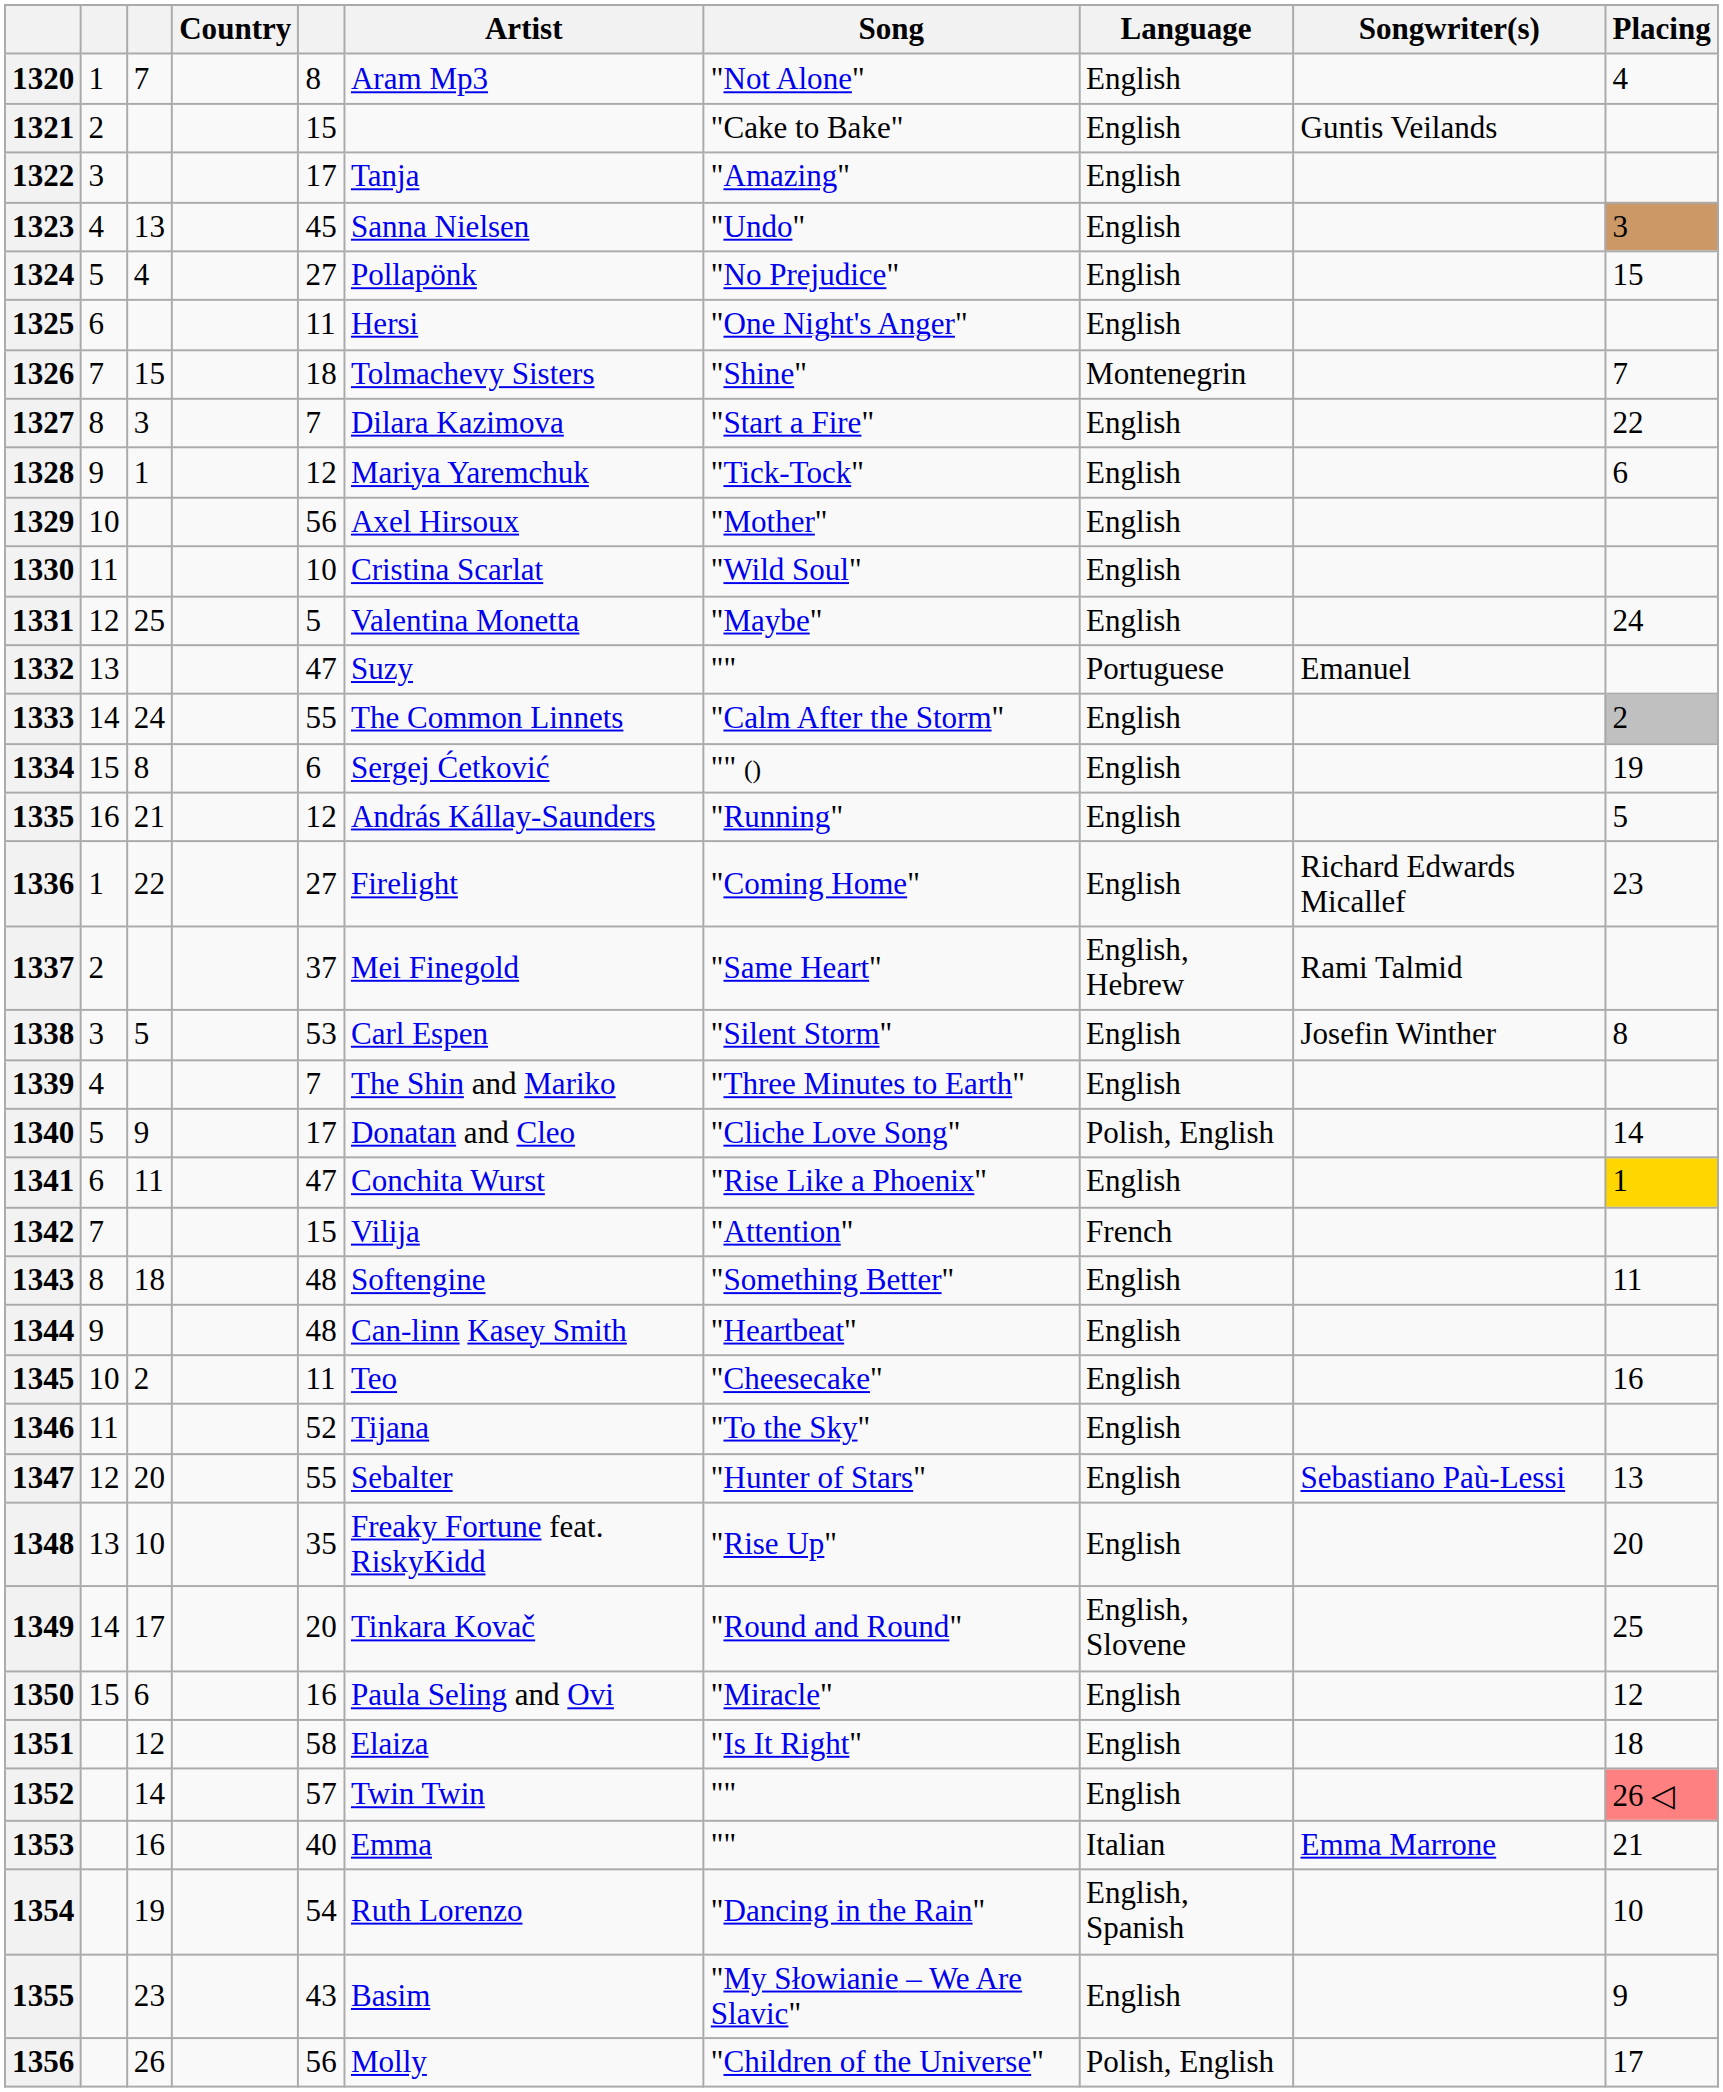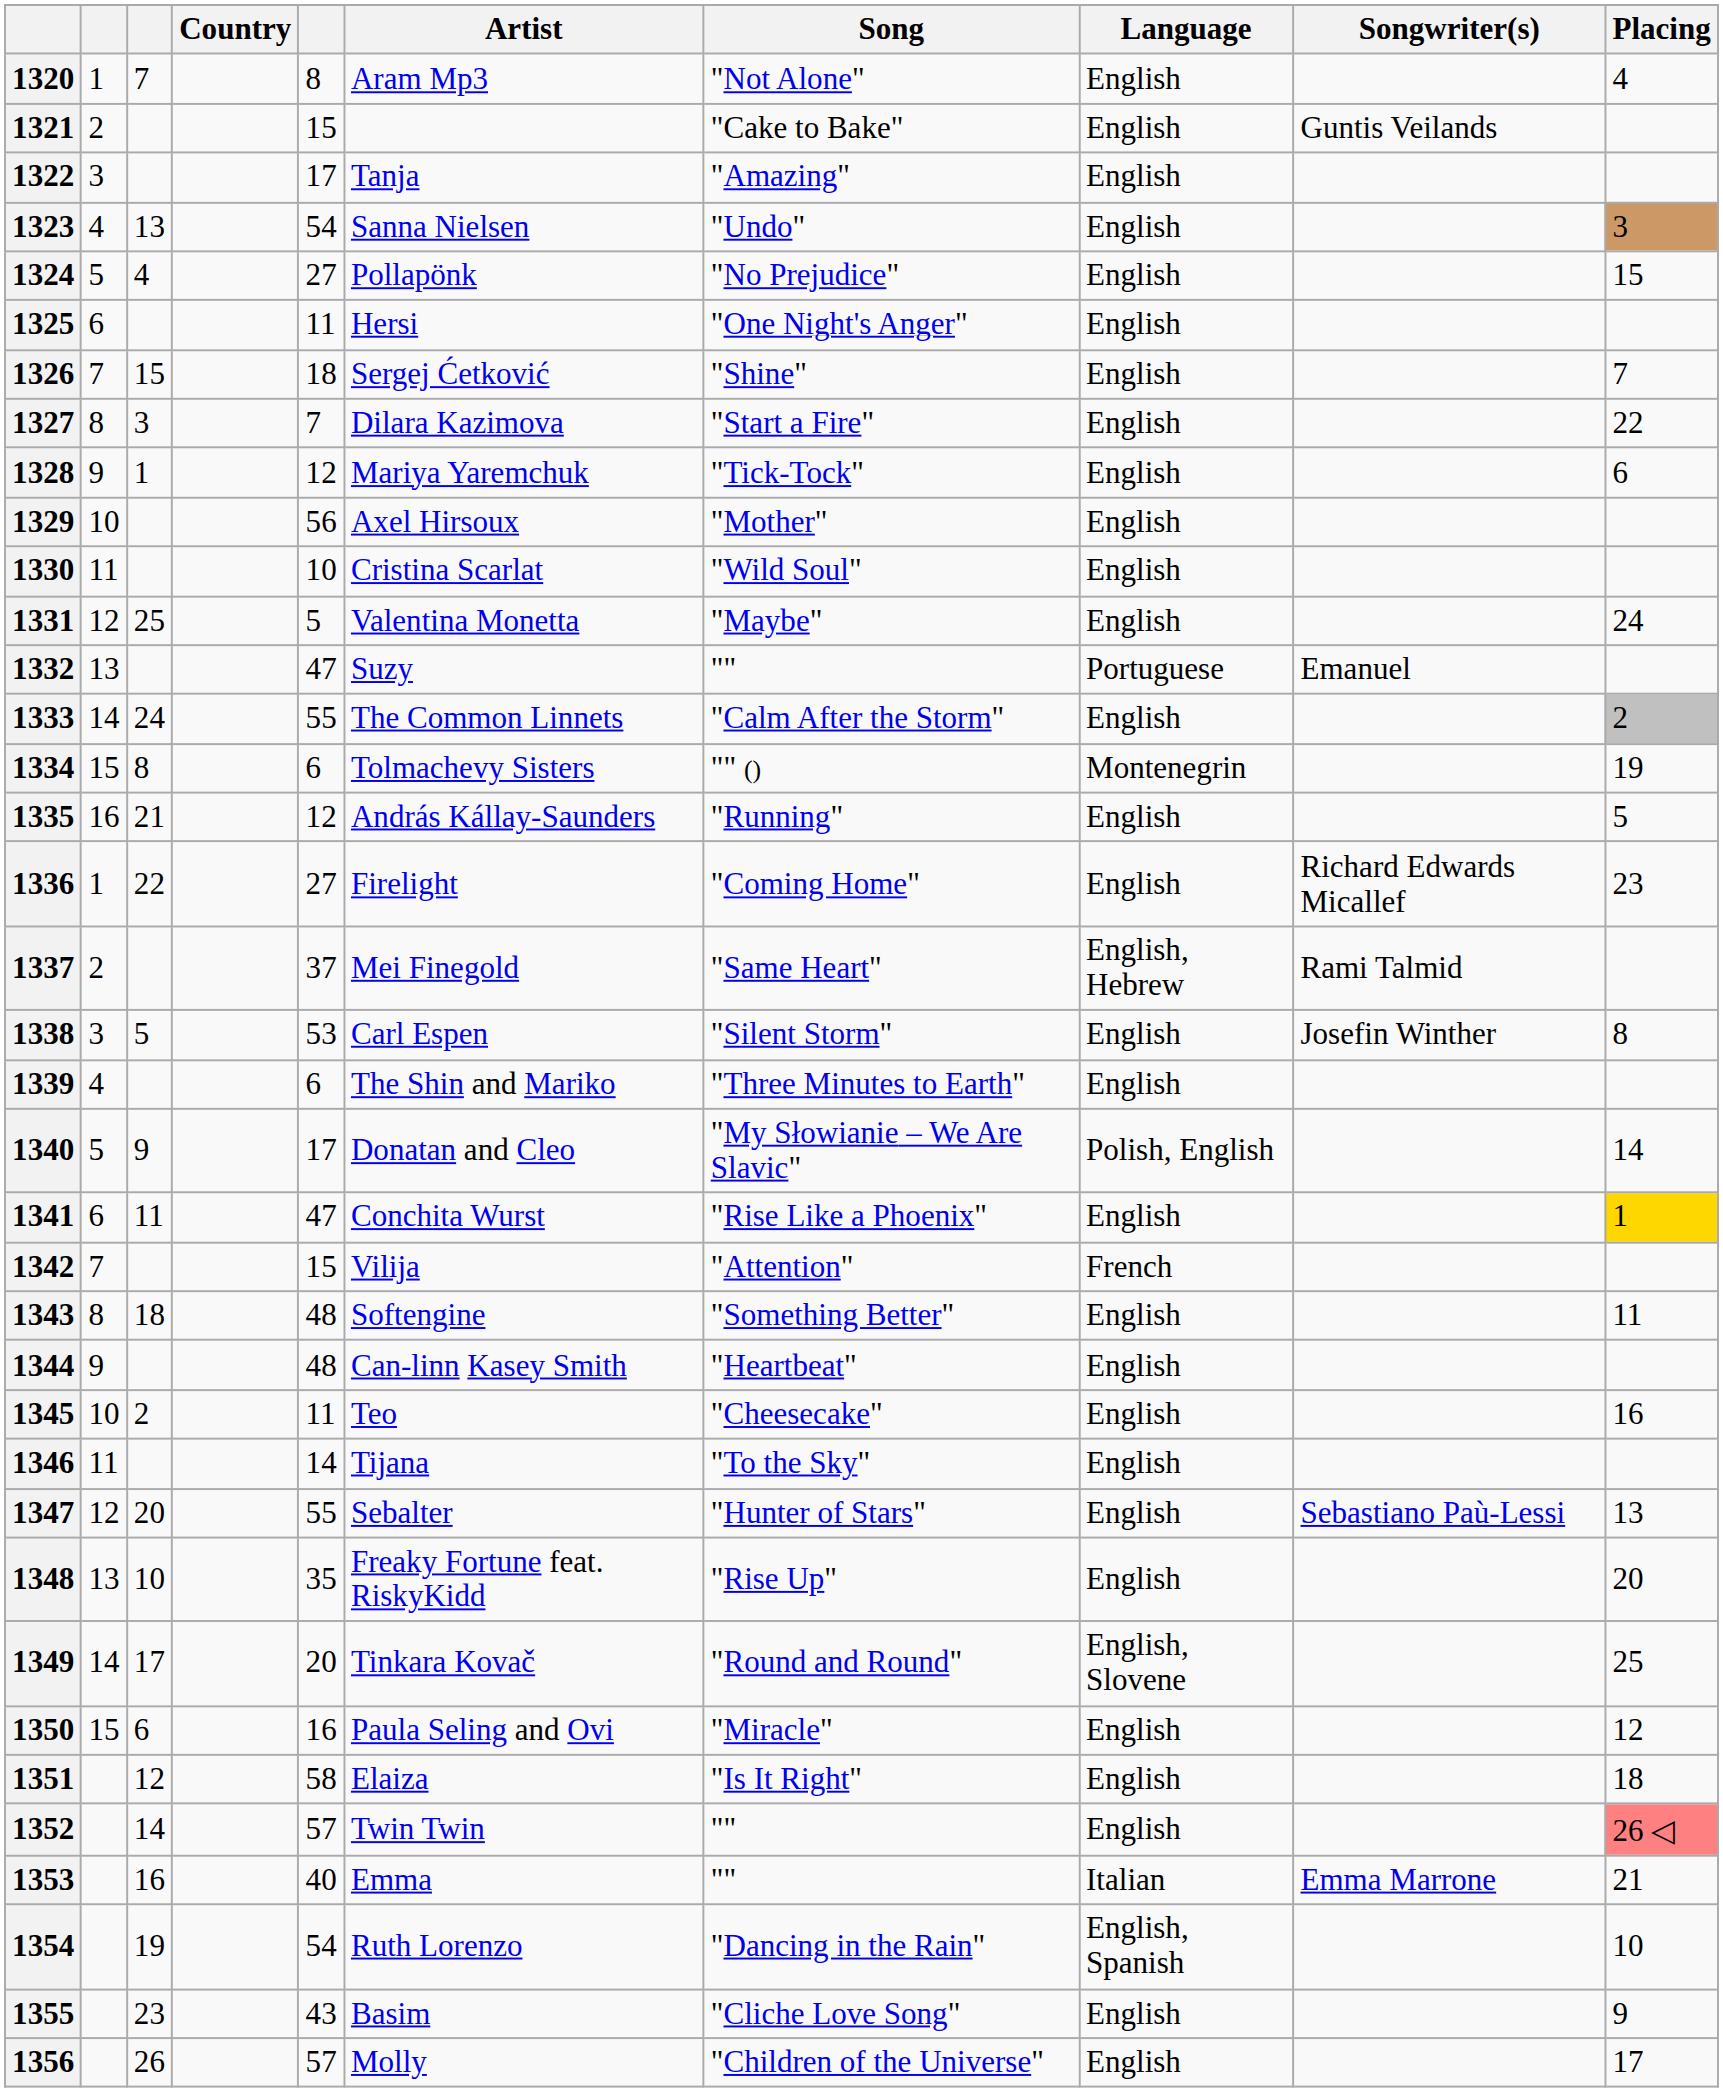(321, 226) 45 -> (321, 226) 54
(473, 373) Tolmachevy Sisters -> (450, 373) Sergej Ćetković
(1166, 373) Montenegrin -> (1133, 373) English
(450, 767) Sergej Ćetković -> (473, 767) Tolmachevy Sisters
(1133, 767) English -> (1166, 767) Montenegrin
(313, 1083) 7 -> (313, 1083) 6
(836, 1132) "Cliche Love Song" -> (866, 1150) "My Słowianie – We Are Slavic"
(321, 1428) 52 -> (321, 1463) 14
(866, 1995) "My Słowianie – We Are Slavic" -> (836, 2012) "Cliche Love Song"
(321, 2061) 56 -> (321, 2061) 57
(1180, 2061) Polish, English -> (1133, 2061) English
